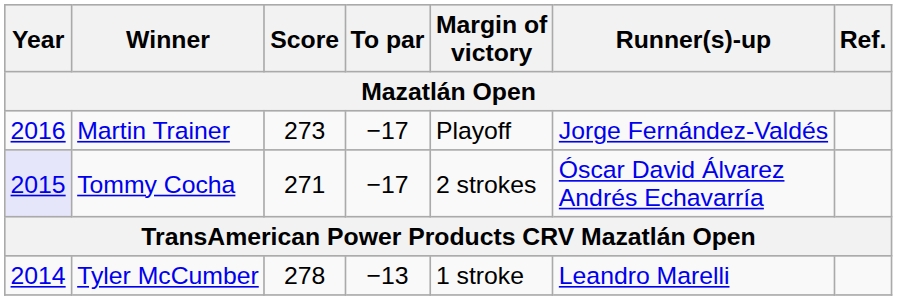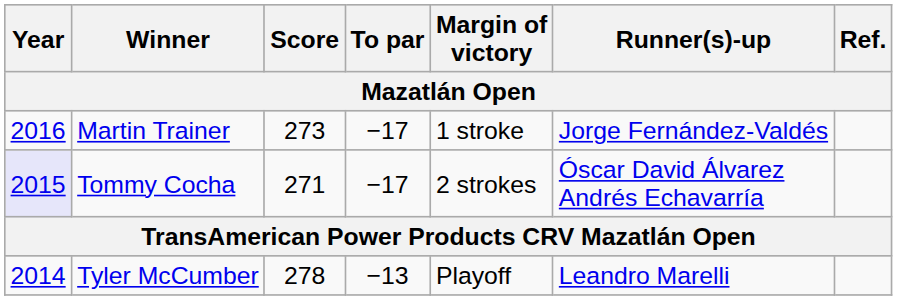(474, 131) Playoff -> (480, 131) 1 stroke
(480, 276) 1 stroke -> (474, 276) Playoff
